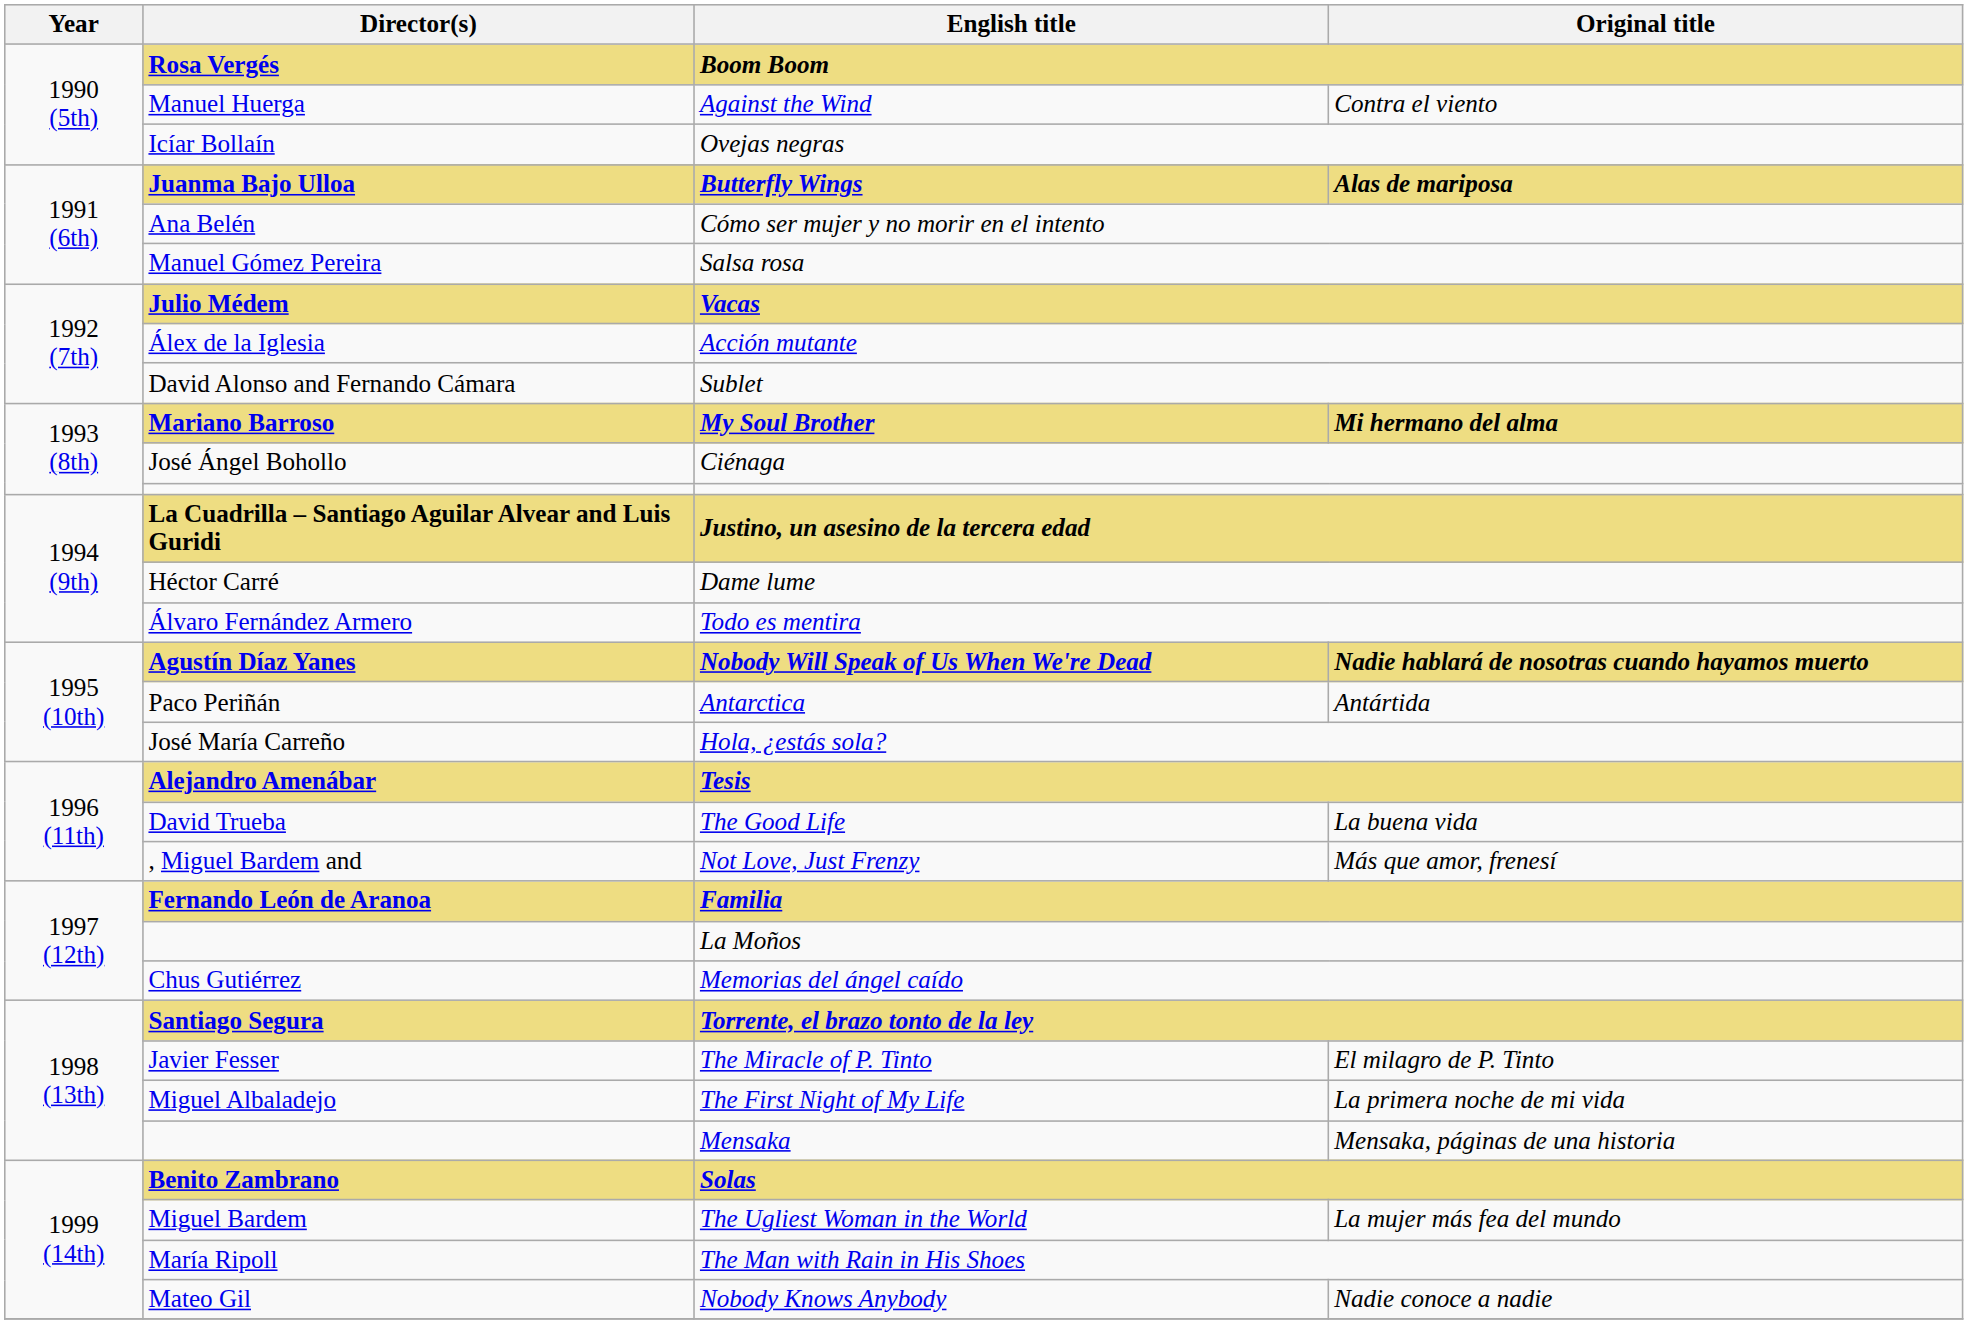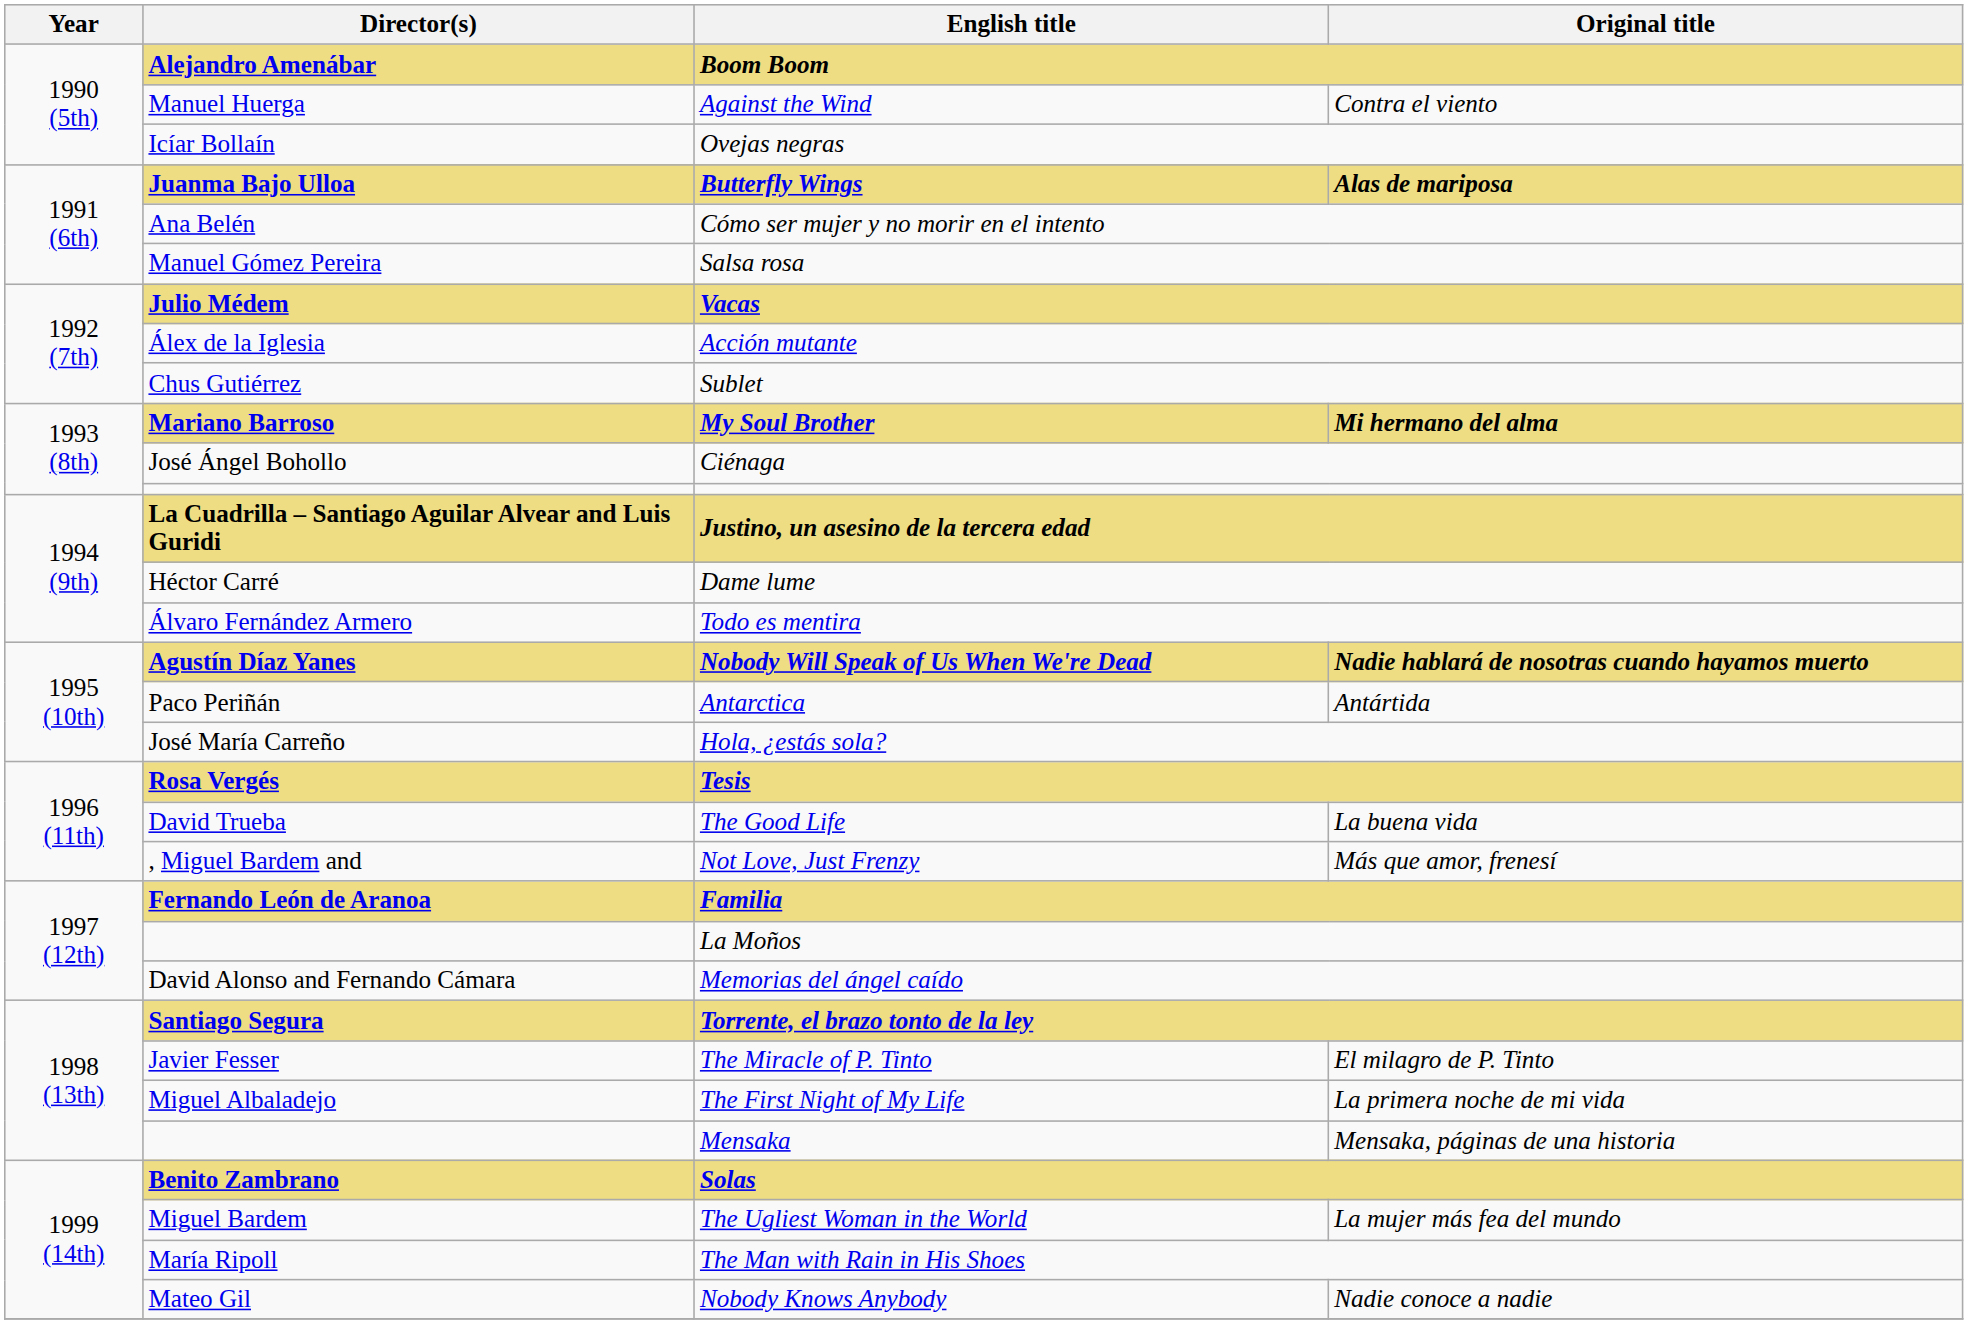(214, 64) Rosa Vergés -> (262, 64) Alejandro Amenábar
(332, 382) David Alonso and Fernando Cámara -> (225, 382) Chus Gutiérrez
(262, 781) Alejandro Amenábar -> (214, 781) Rosa Vergés
(225, 980) Chus Gutiérrez -> (332, 980) David Alonso and Fernando Cámara
